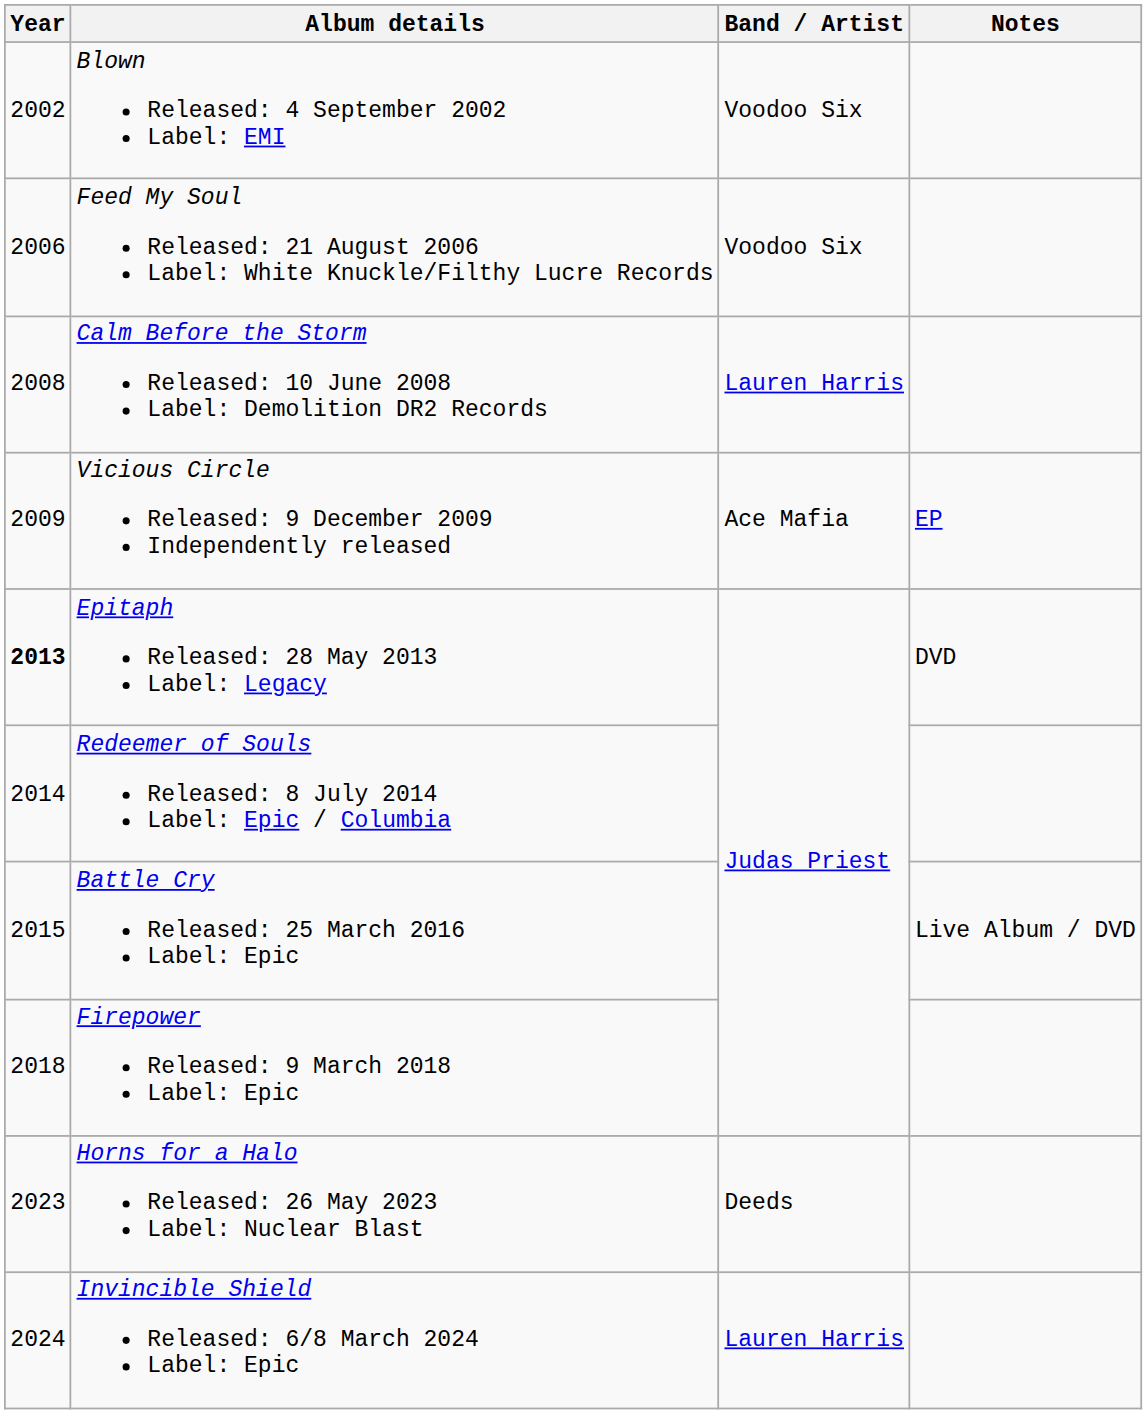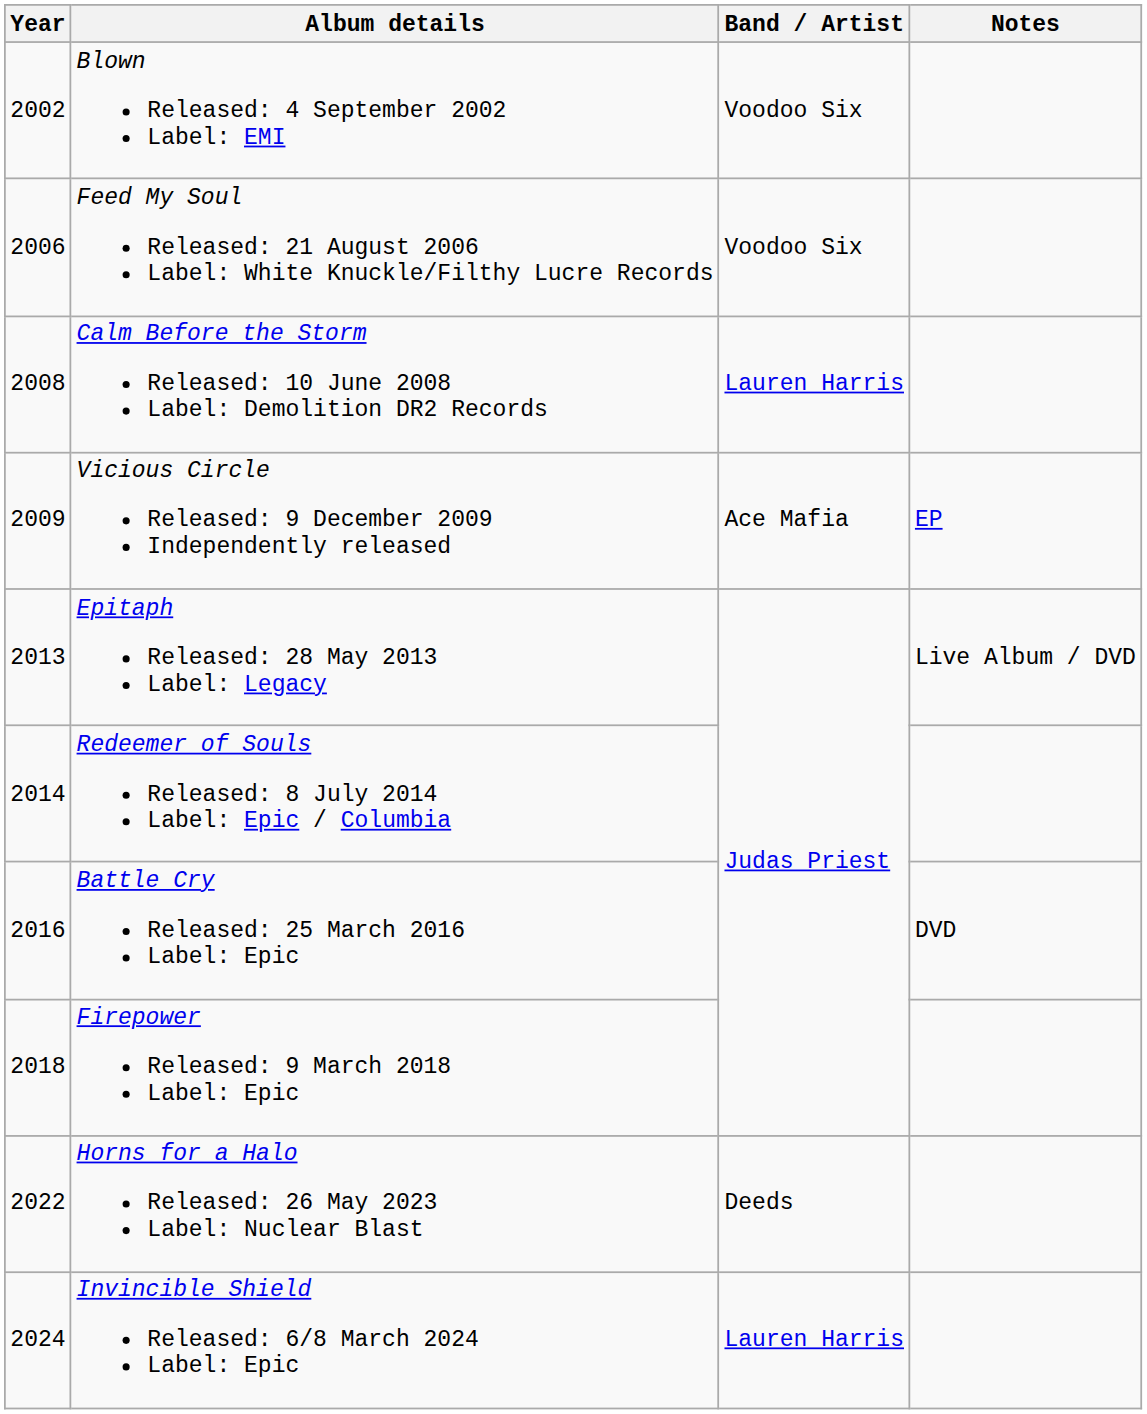(38, 657) bold -> (38, 657) normal
(936, 657) DVD -> (1025, 657) Live Album / DVD
(38, 930) 2015 -> (38, 930) 2016
(1025, 930) Live Album / DVD -> (936, 930) DVD
(38, 1204) 2023 -> (38, 1204) 2022
